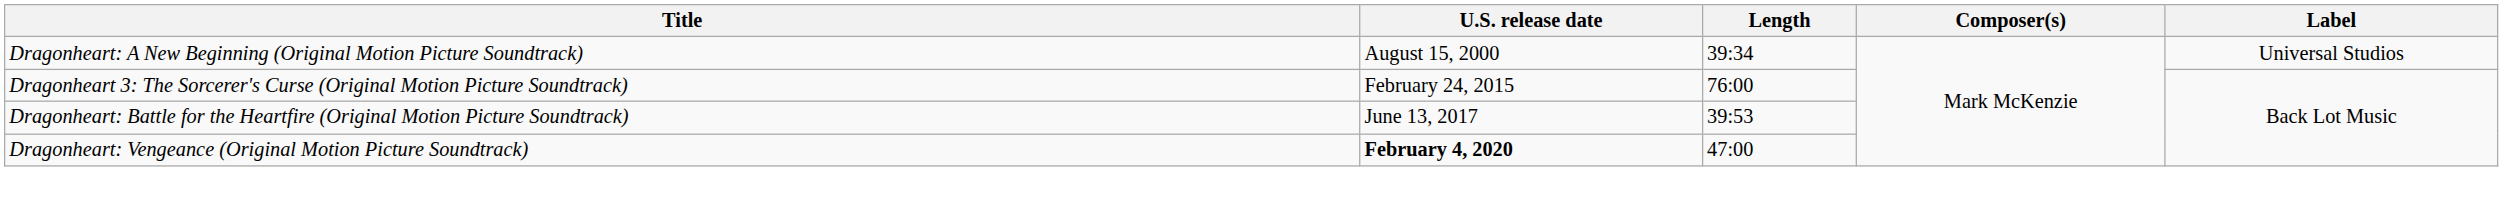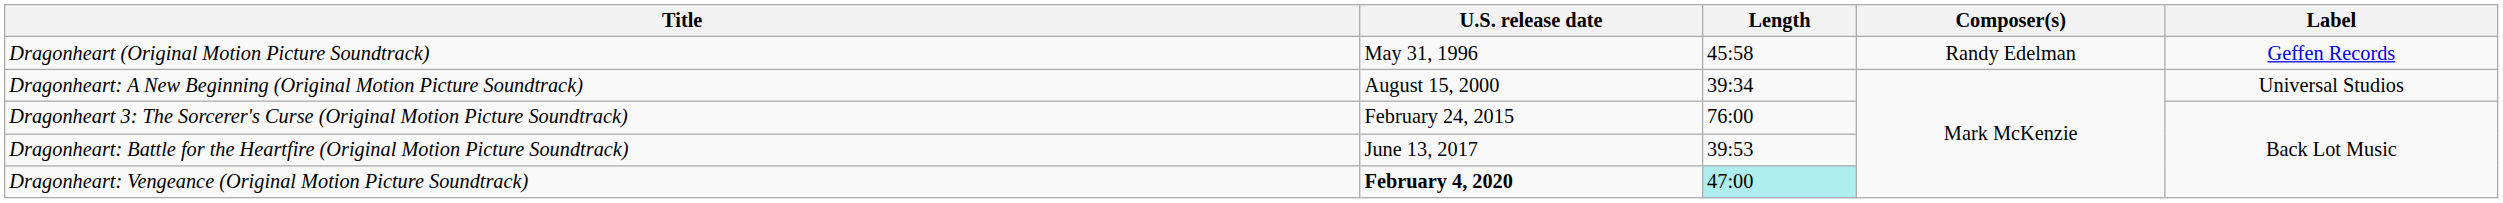+ row: (219, 52)
(1730, 149) no background -> (1730, 181) paleturquoise background
